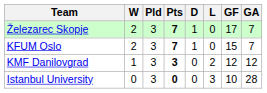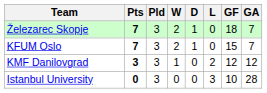columns swapped: (175, 12) <-> (134, 12)
(231, 29) 17 -> (231, 29) 18
